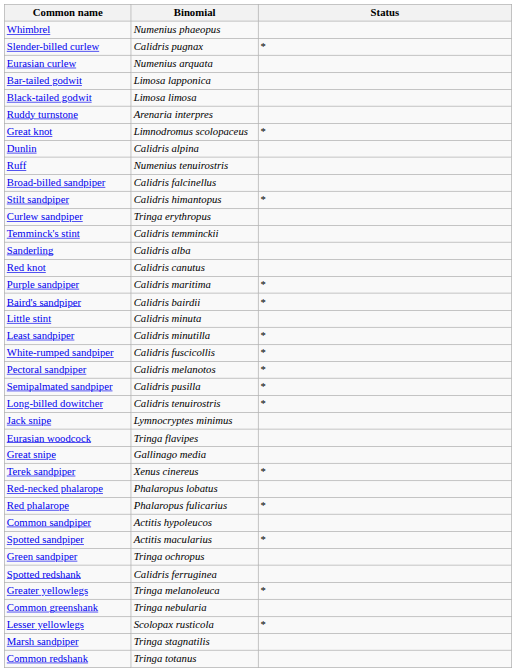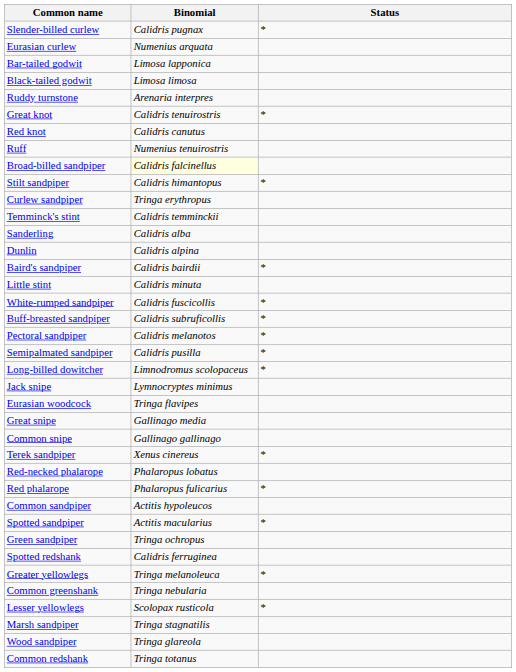- row: (29, 30)
(191, 132) Limnodromus scolopaceus -> (177, 115) Calidris tenuirostris
rows swapped: (26, 268) <-> (22, 149)
(175, 183) no background -> (175, 166) lightyellow background
- row: (43, 285)
- row: (41, 336)
+ row: (58, 319)
(177, 404) Calidris tenuirostris -> (191, 370) Limnodromus scolopaceus
+ row: (39, 438)
+ row: (42, 642)
